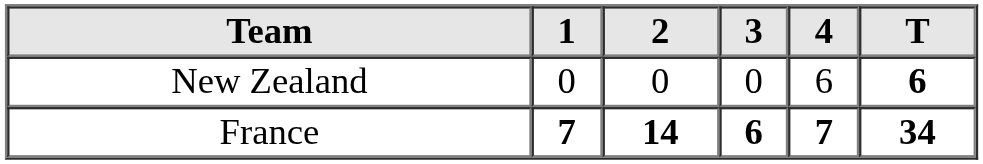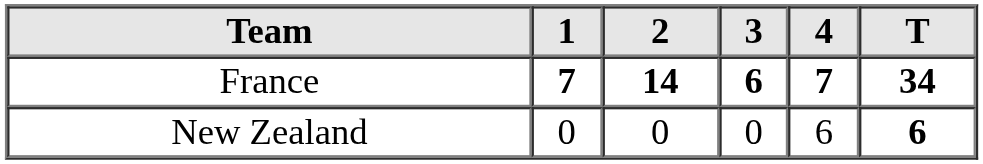rows swapped: (269, 81) <-> (269, 131)
